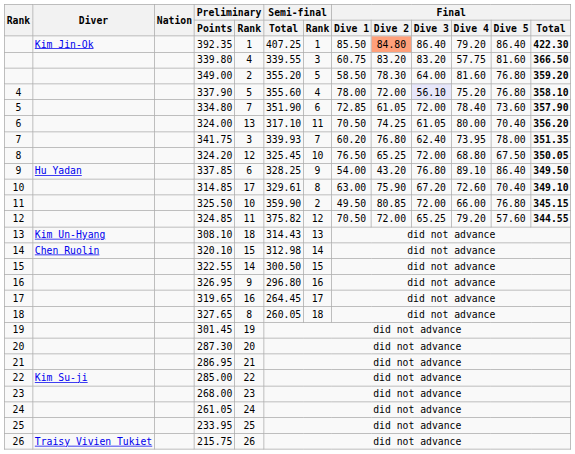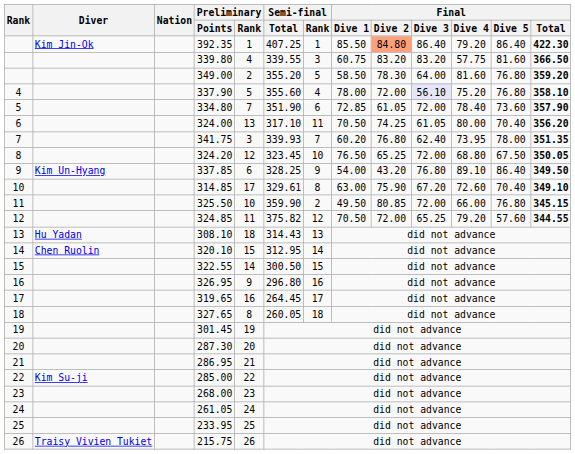(284, 155) 325.45 -> (284, 155) 323.45
(58, 171) Hu Yadan -> (70, 171) Kim Un-Hyang
(70, 235) Kim Un-Hyang -> (58, 235) Hu Yadan
(284, 251) 312.98 -> (284, 251) 312.95
